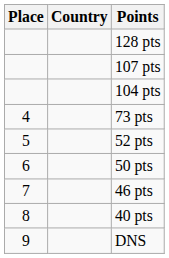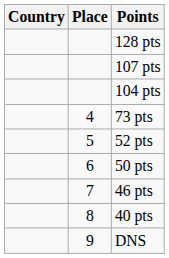columns swapped: (26, 16) <-> (79, 16)
